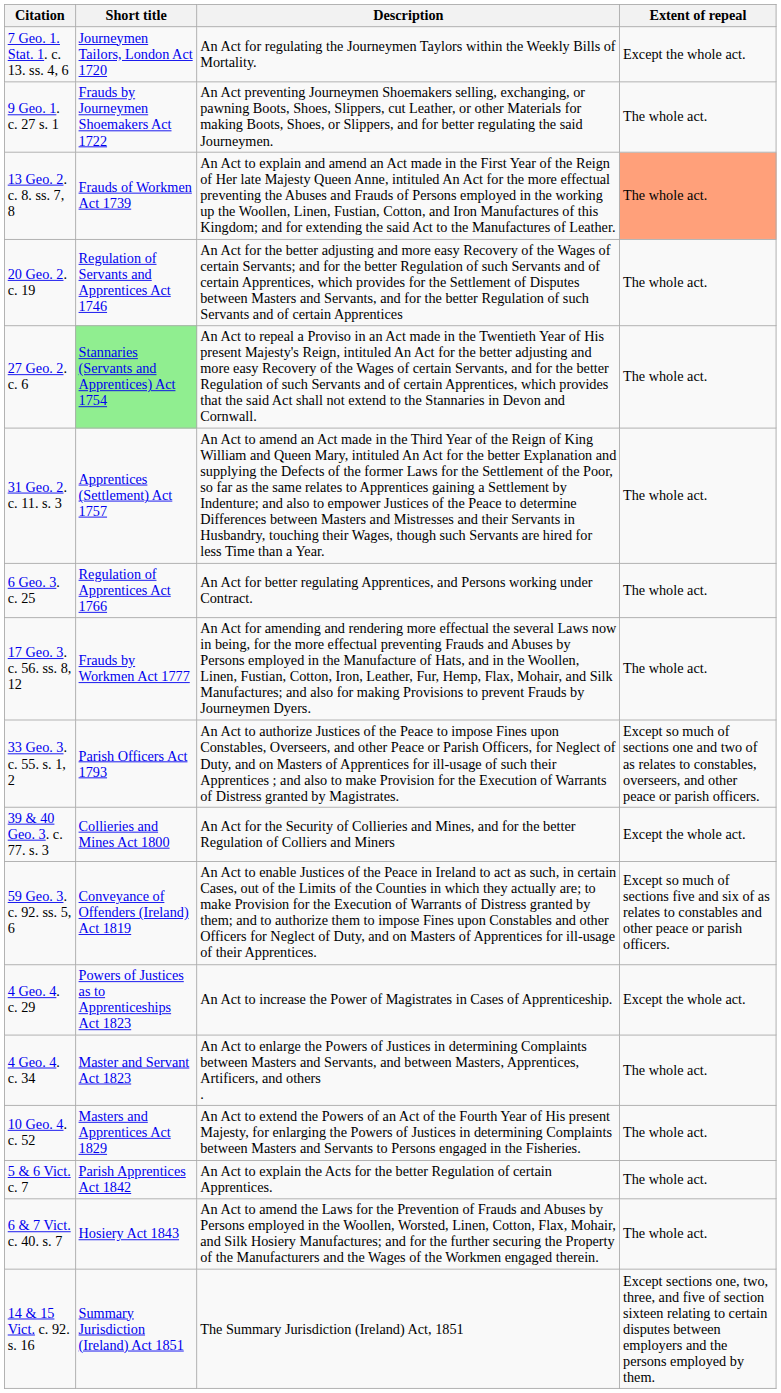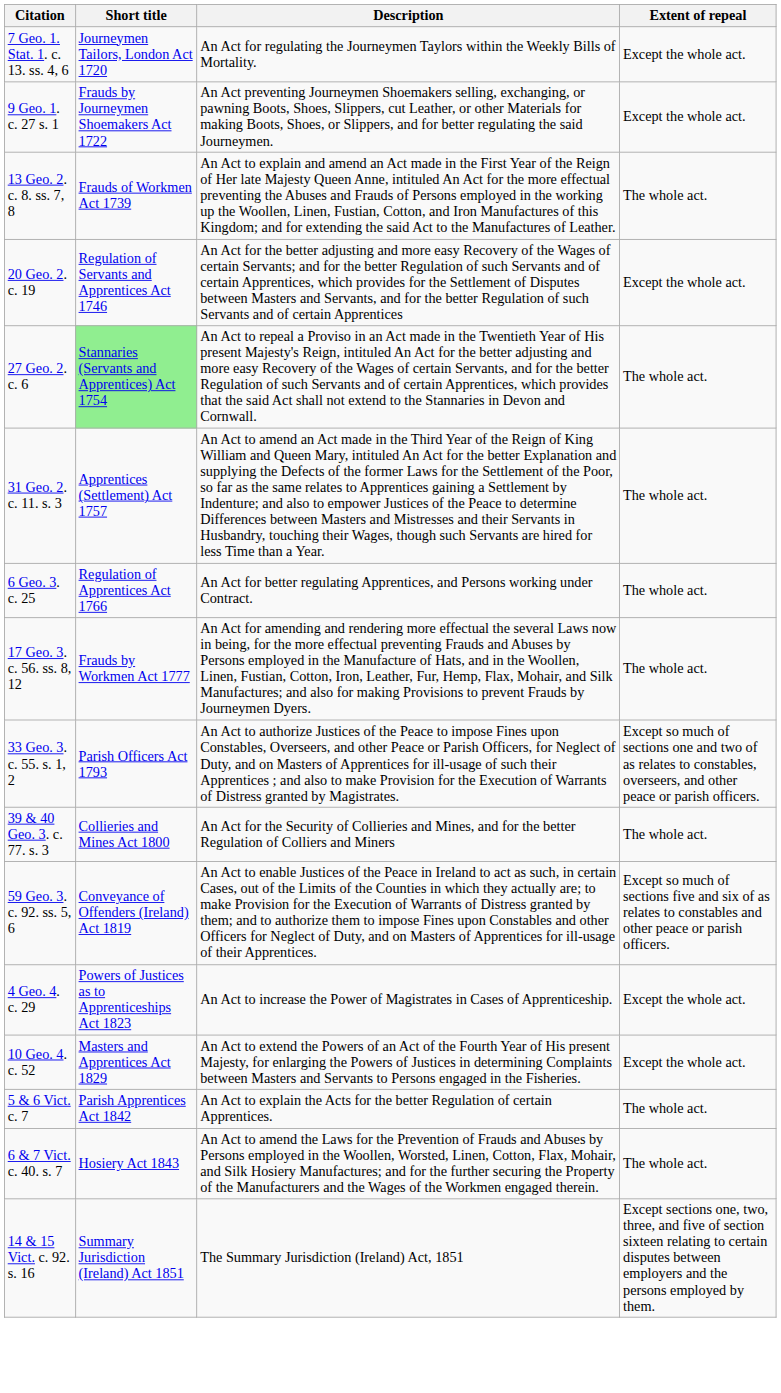(665, 117) The whole act. -> (684, 117) Except the whole act.
(665, 195) lightsalmon background -> (665, 195) no background
(665, 282) The whole act. -> (684, 282) Except the whole act.
(684, 834) Except the whole act. -> (665, 834) The whole act.
- row: (34, 1070)
(665, 1132) The whole act. -> (684, 1062) Except the whole act.
